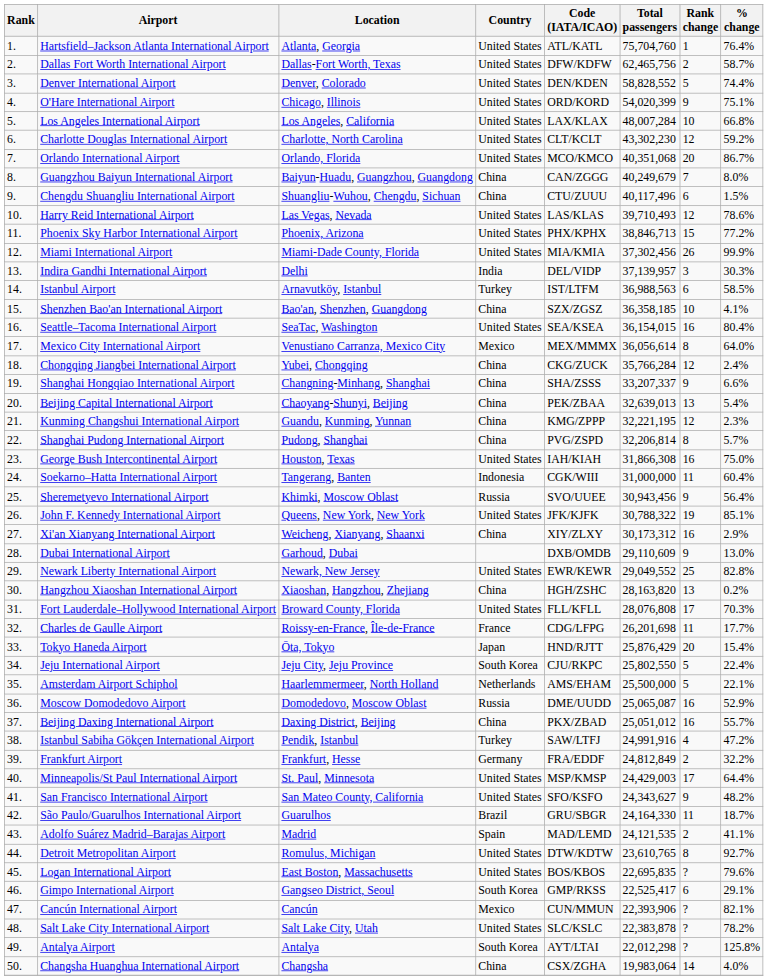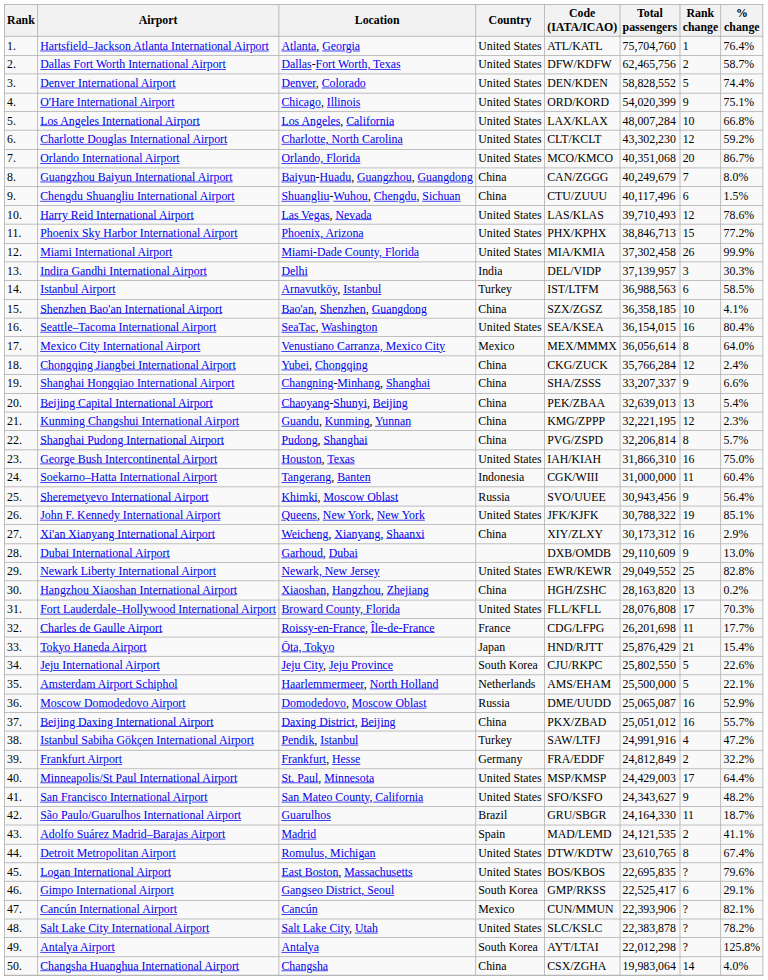(649, 252) 37,302,456 -> (649, 252) 37,302,458
(649, 459) 31,866,308 -> (649, 459) 31,866,310
(689, 646) 20 -> (689, 646) 21
(739, 665) 22.4% -> (739, 665) 22.6%
(739, 853) 92.7% -> (739, 853) 67.4%
